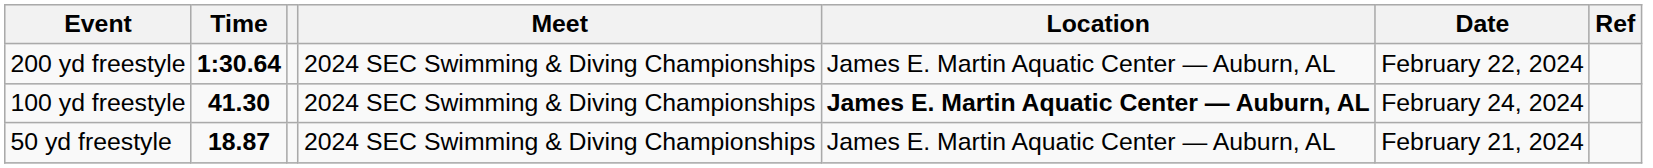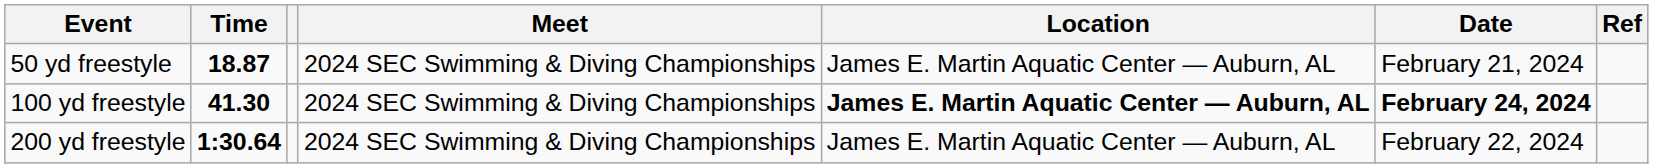rows swapped: (91, 142) <-> (98, 63)
(1482, 102) normal -> (1486, 102) bold
